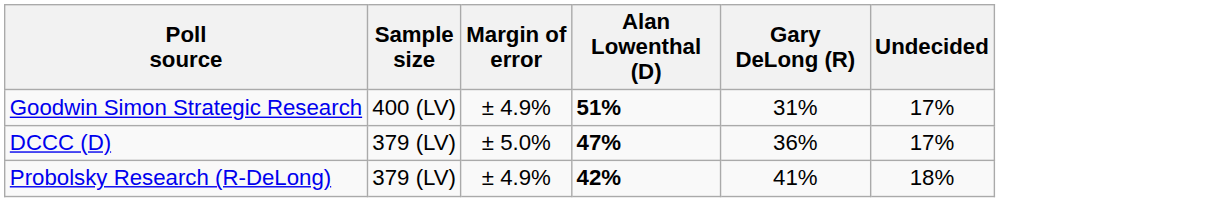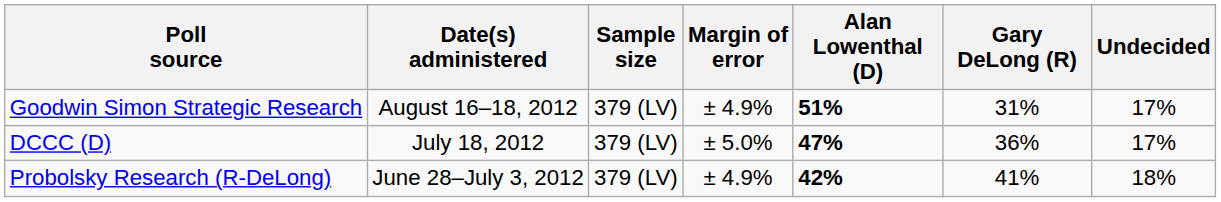+ column: (478, 47)
(414, 107) 400 (LV) -> (636, 107) 379 (LV)
